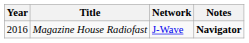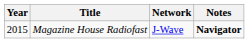(17, 29) 2016 -> (17, 29) 2015
